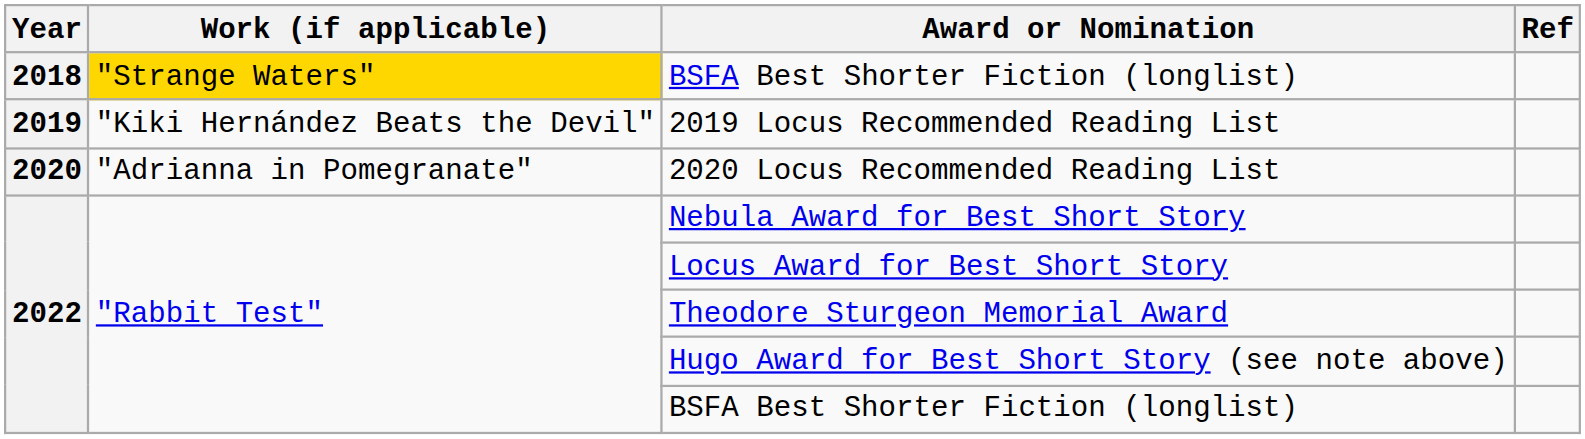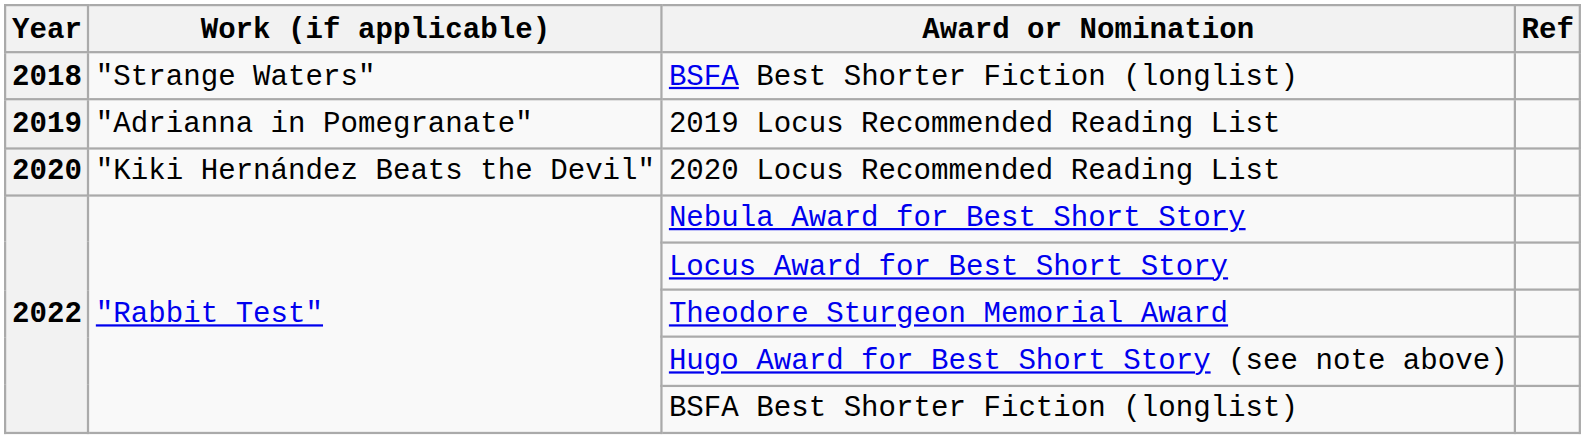(236, 76) gold background -> (236, 76) no background
(375, 124) "Kiki Hernández Beats the Devil" -> (314, 124) "Adrianna in Pomegranate"
(314, 171) "Adrianna in Pomegranate" -> (375, 171) "Kiki Hernández Beats the Devil"
